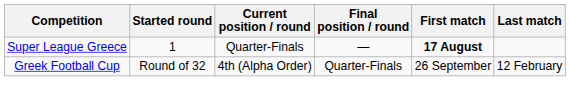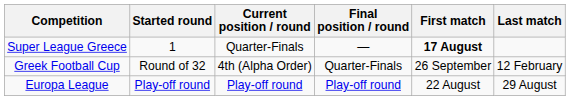+ row: (67, 85)
